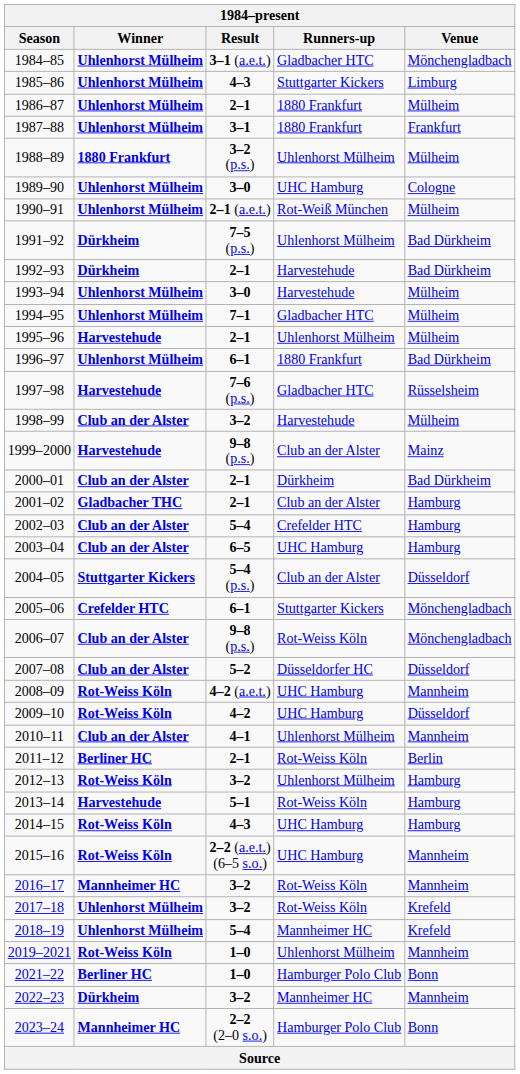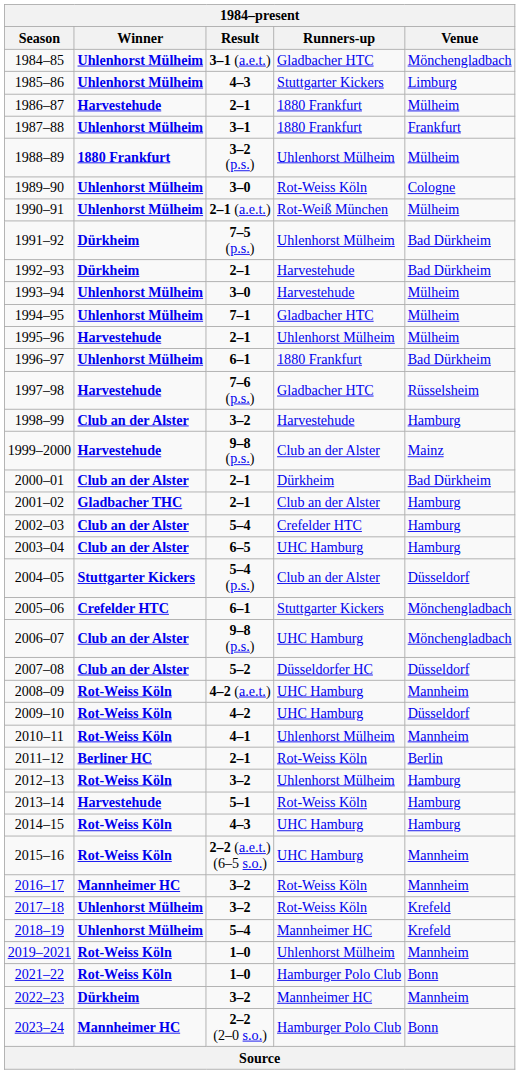(140, 104) Uhlenhorst Mülheim -> (119, 104) Harvestehude
(320, 187) UHC Hamburg -> (322, 187) Rot-Weiss Köln
(433, 420) Mülheim -> (434, 420) Hamburg
(322, 638) Rot-Weiss Köln -> (320, 638) UHC Hamburg
(133, 735) Club an der Alster -> (125, 735) Rot-Weiss Köln
(115, 975) Berliner HC -> (125, 975) Rot-Weiss Köln
